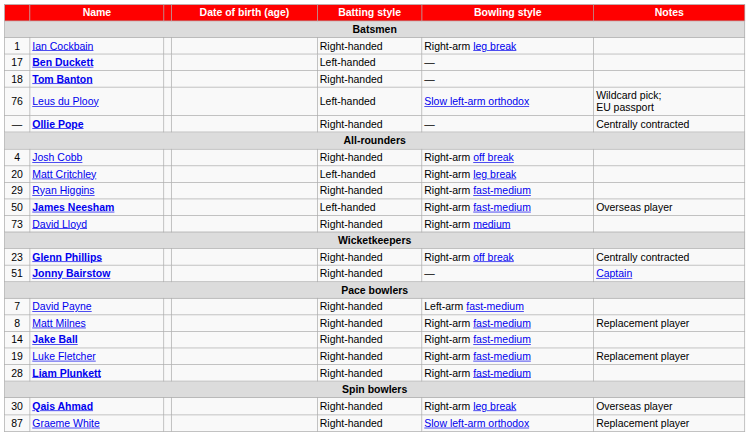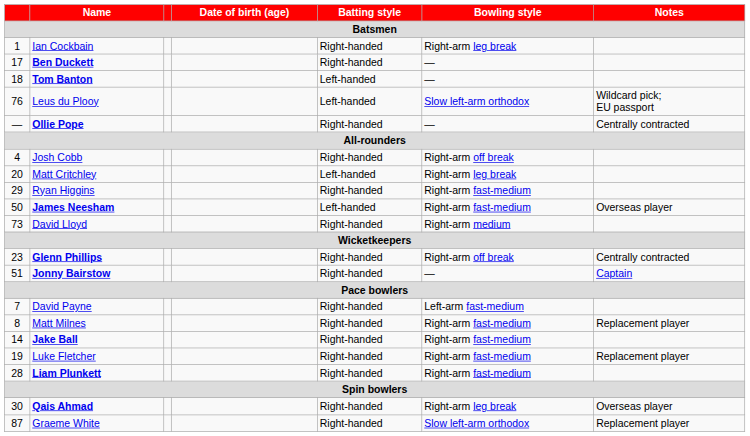(348, 63) Left-handed -> (351, 63) Right-handed
(351, 79) Right-handed -> (348, 79) Left-handed
